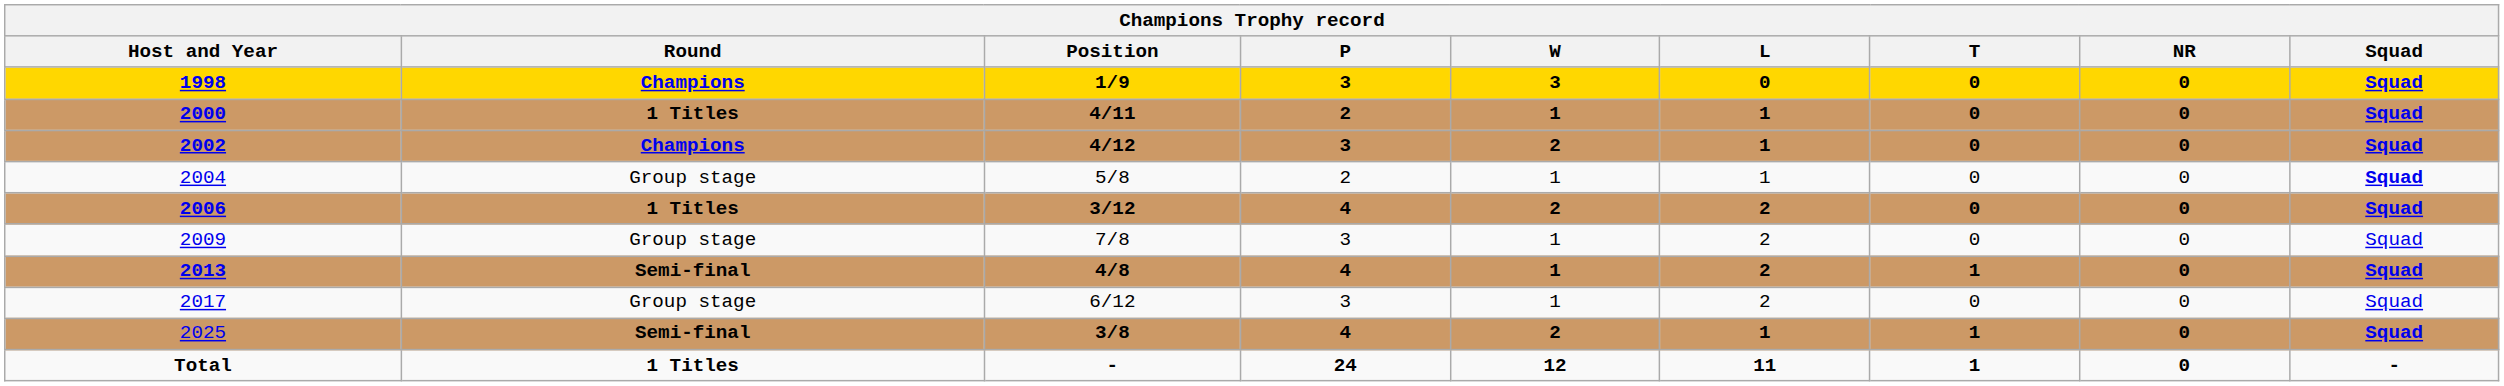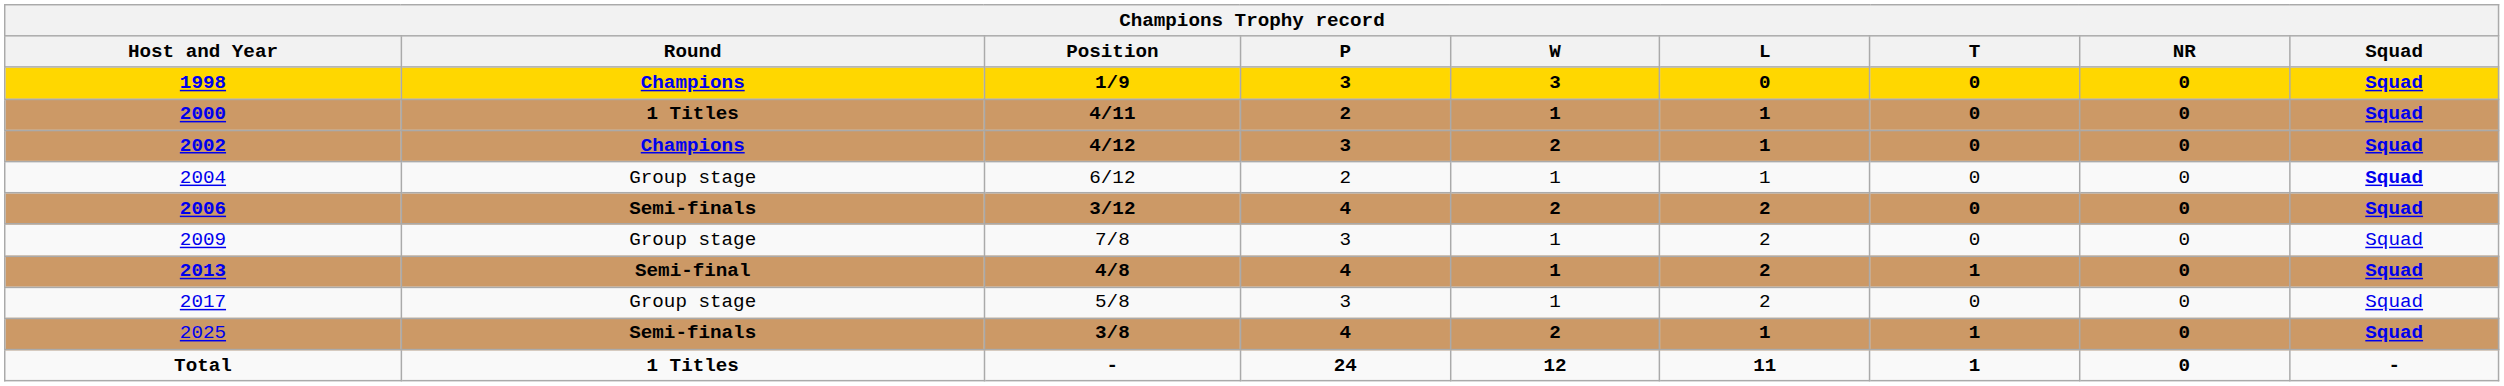(1112, 177) 5/8 -> (1112, 177) 6/12
(693, 209) 1 Titles -> (693, 209) Semi-finals
(1112, 303) 6/12 -> (1112, 303) 5/8
(693, 334) Semi-final -> (693, 334) Semi-finals
